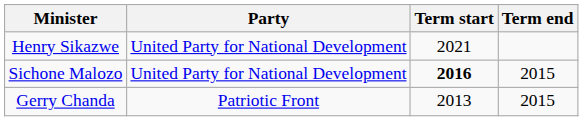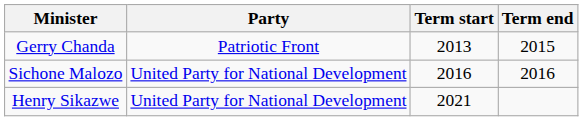rows swapped: (65, 101) <-> (65, 45)
(454, 73) bold -> (454, 73) normal
(538, 73) 2015 -> (538, 73) 2016
